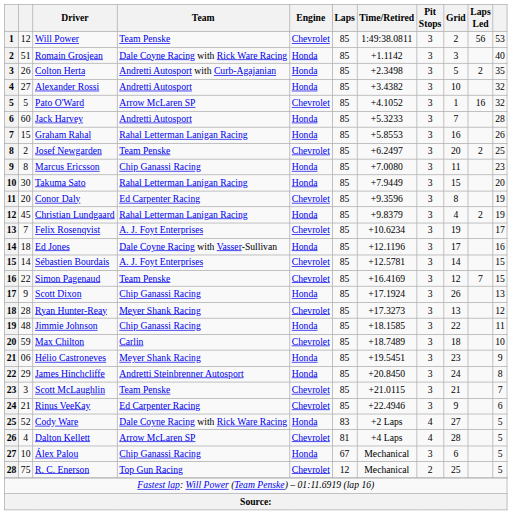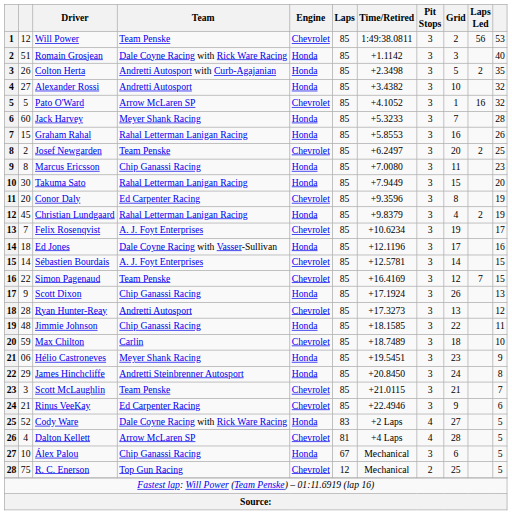(156, 119) Andretti Autosport -> (160, 119) Meyer Shank Racing
(160, 310) Meyer Shank Racing -> (156, 310) Andretti Autosport
